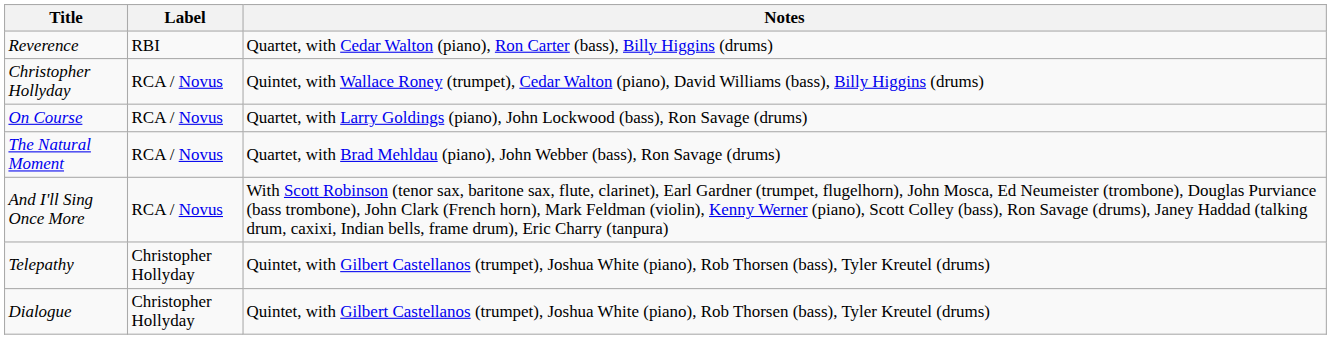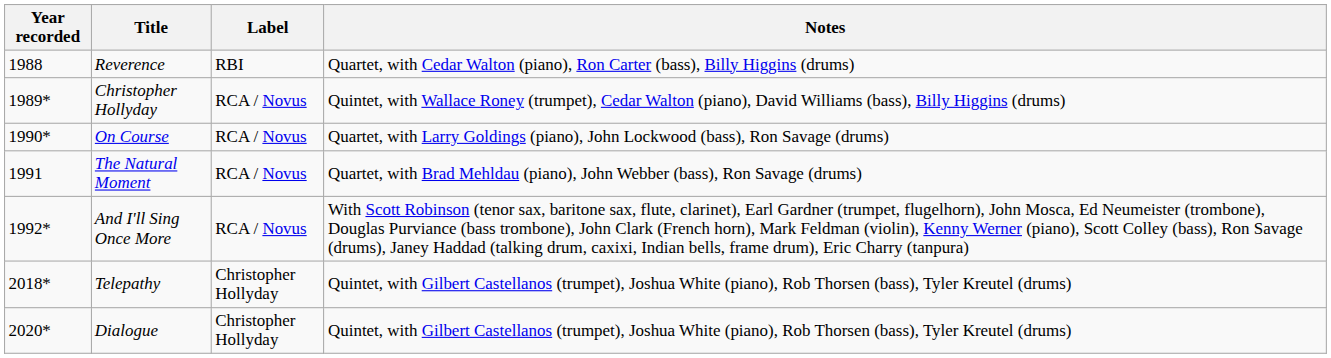+ column: (48, 27)
